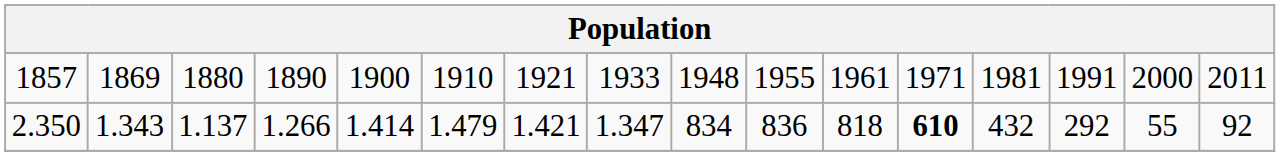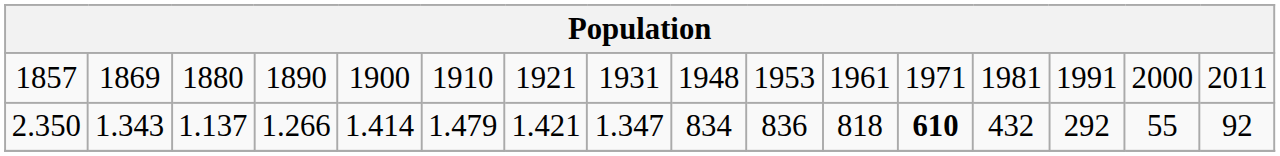(629, 77) 1933 -> (629, 77) 1931
(784, 77) 1955 -> (784, 77) 1953
